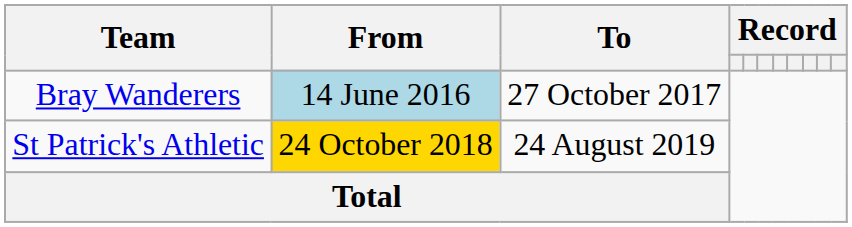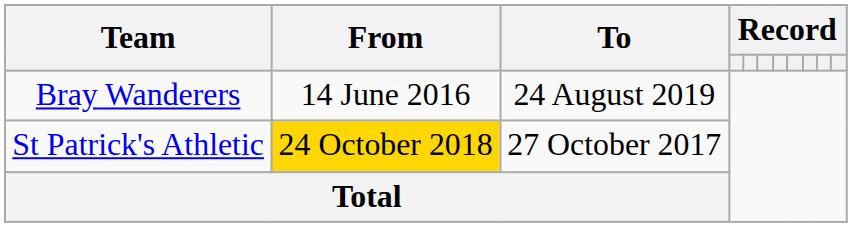(386, 94) lightblue background -> (386, 94) no background
(614, 94) 27 October 2017 -> (614, 94) 24 August 2019
(614, 145) 24 August 2019 -> (614, 145) 27 October 2017
